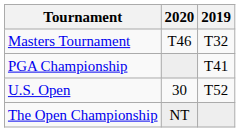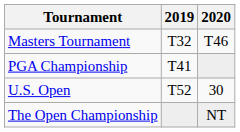columns swapped: (216, 16) <-> (179, 16)
